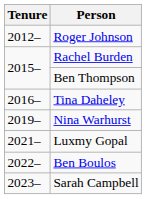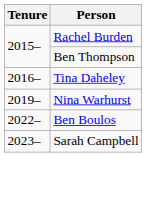- row: (93, 36)
- row: (91, 141)
